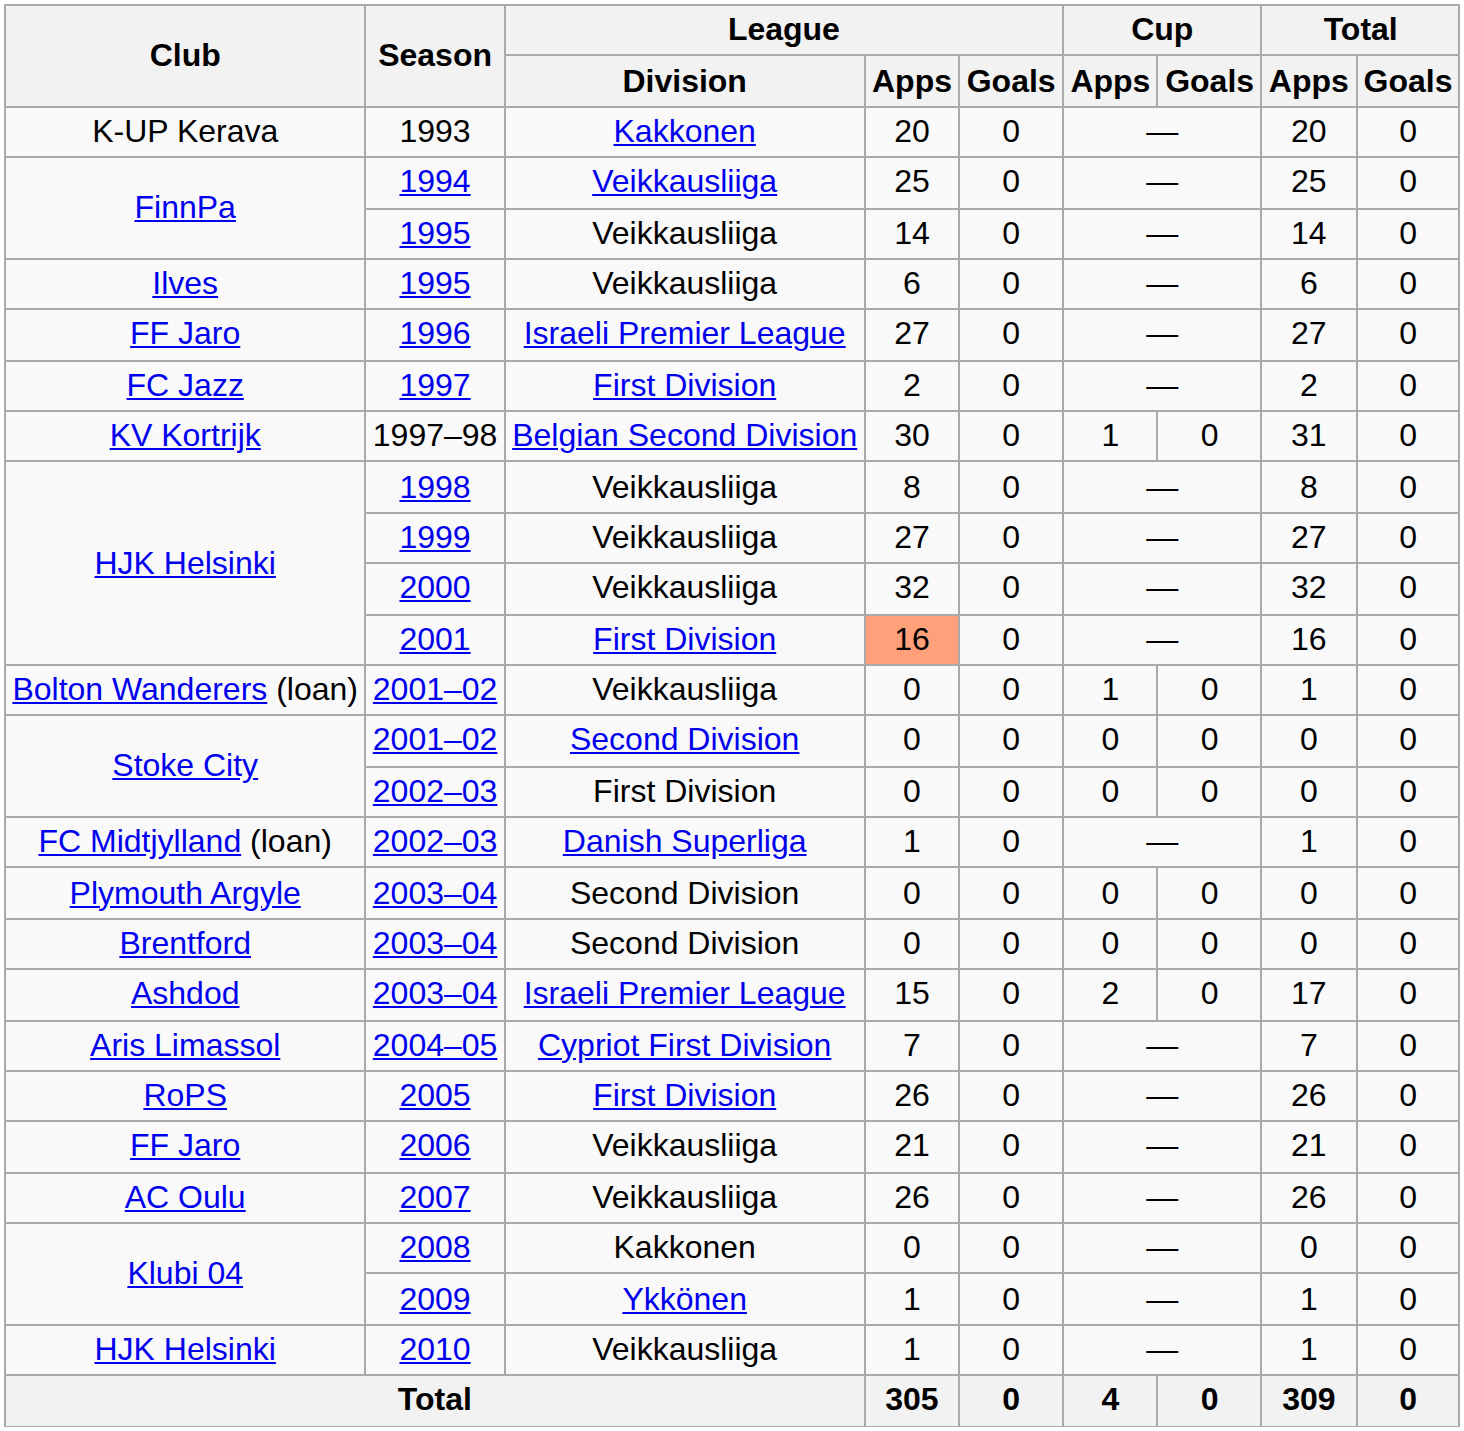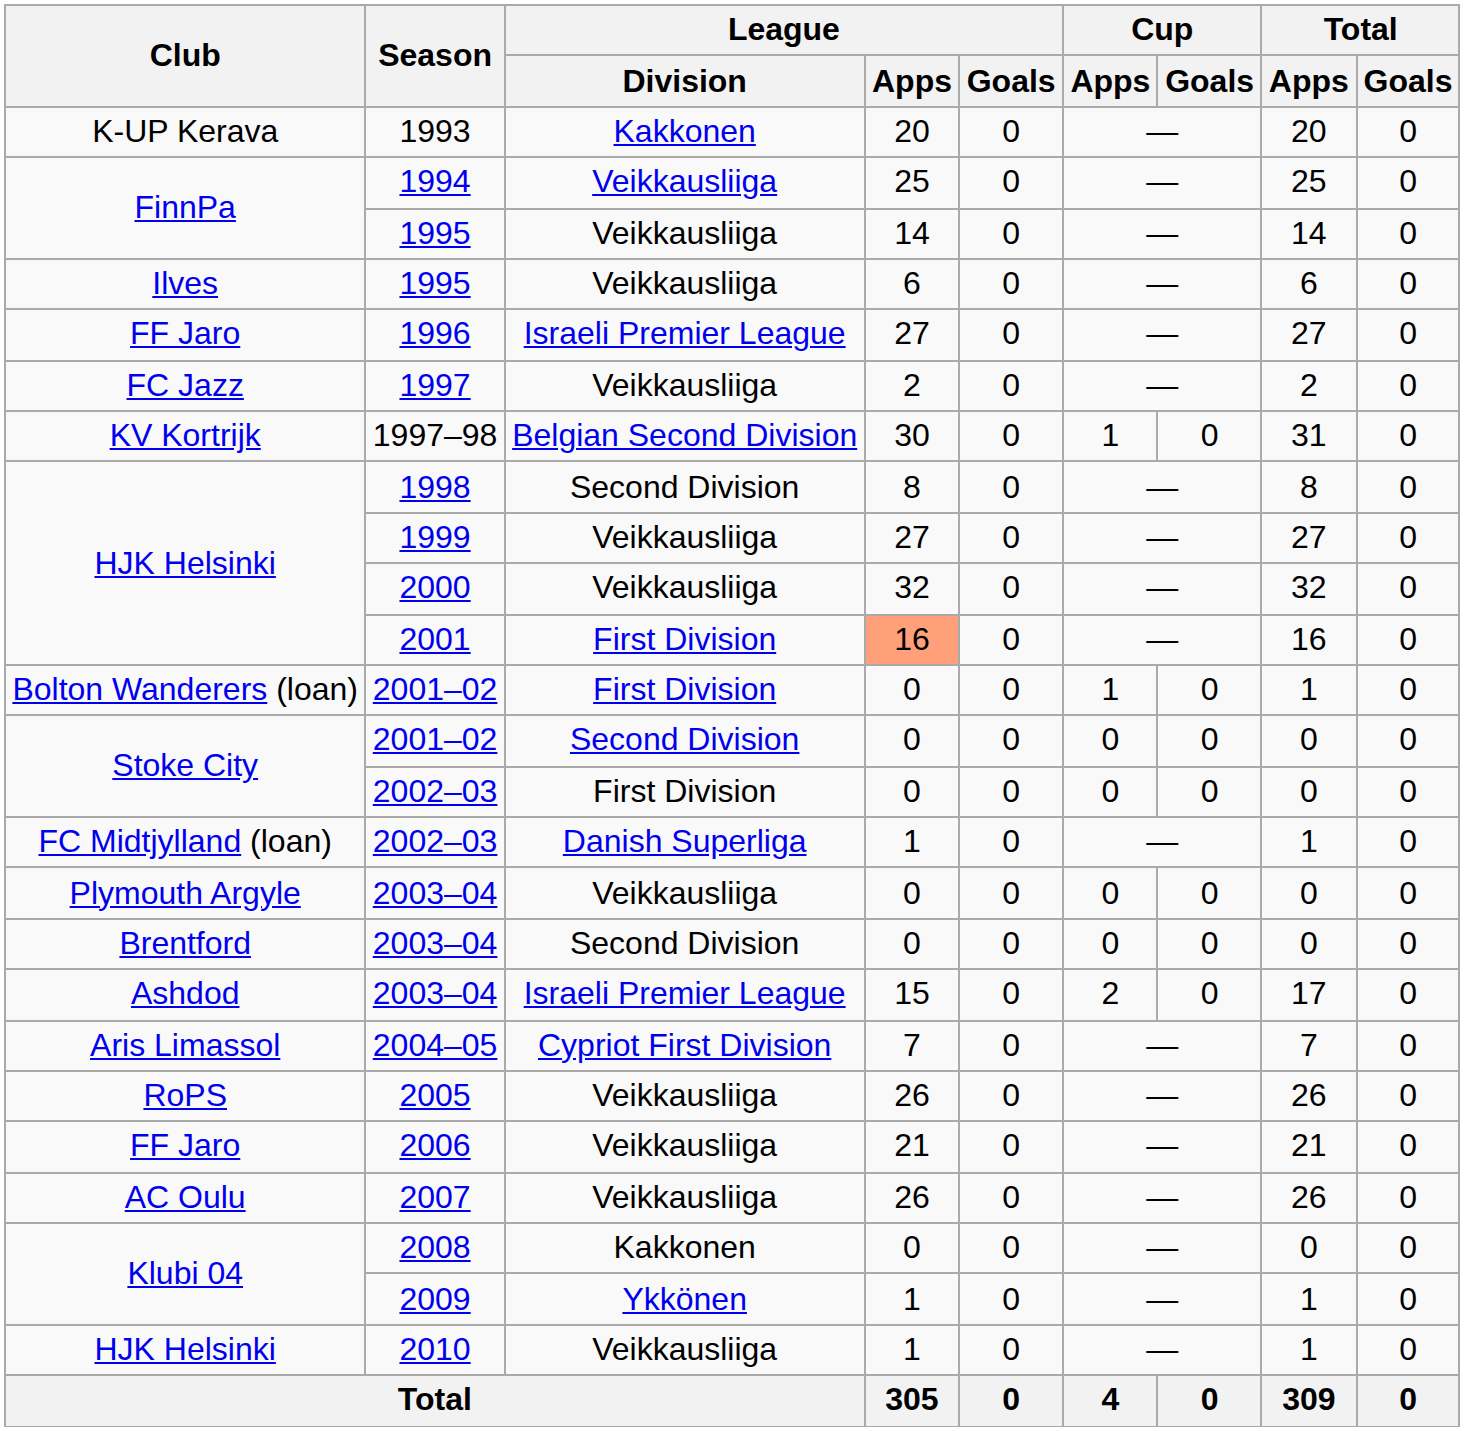(685, 385) First Division -> (685, 385) Veikkausliiga
(685, 486) Veikkausliiga -> (685, 486) Second Division
(685, 689) Veikkausliiga -> (685, 689) First Division
(685, 892) Second Division -> (685, 892) Veikkausliiga
(685, 1095) First Division -> (685, 1095) Veikkausliiga
